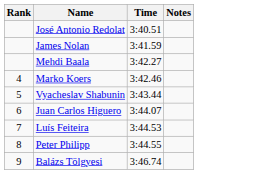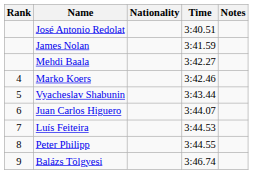+ column: (155, 12)
